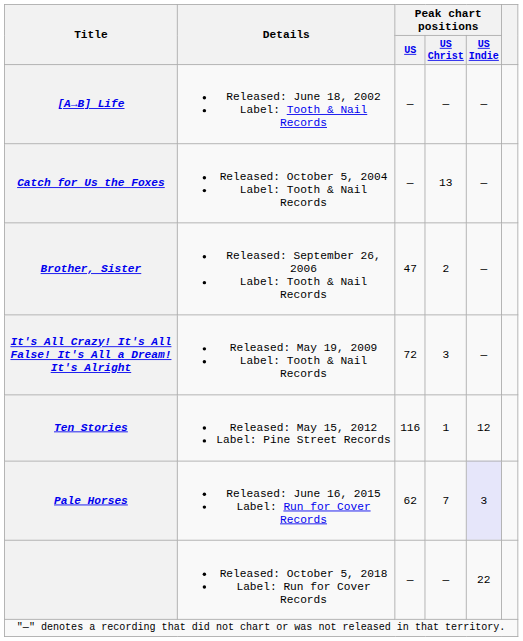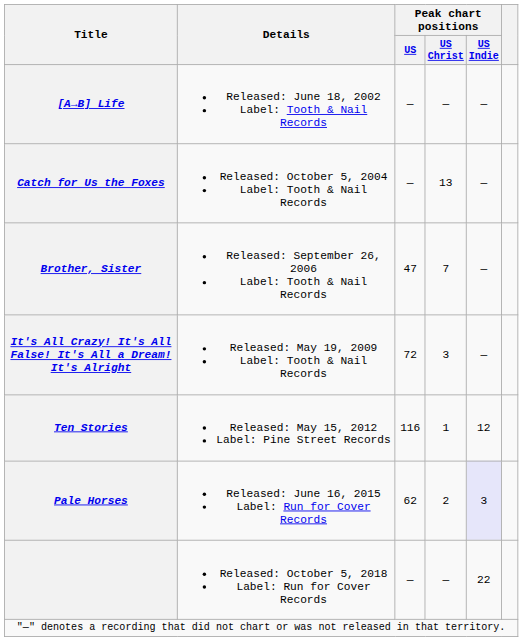(446, 269) 2 -> (446, 269) 7
(446, 501) 7 -> (446, 501) 2
